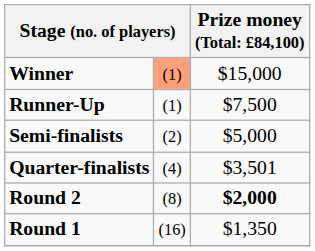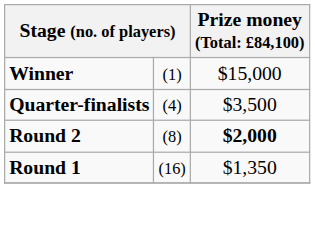(172, 74) lightsalmon background -> (172, 74) no background
- row: (57, 104)
- row: (66, 135)
(250, 167) $3,501 -> (250, 104) $3,500
